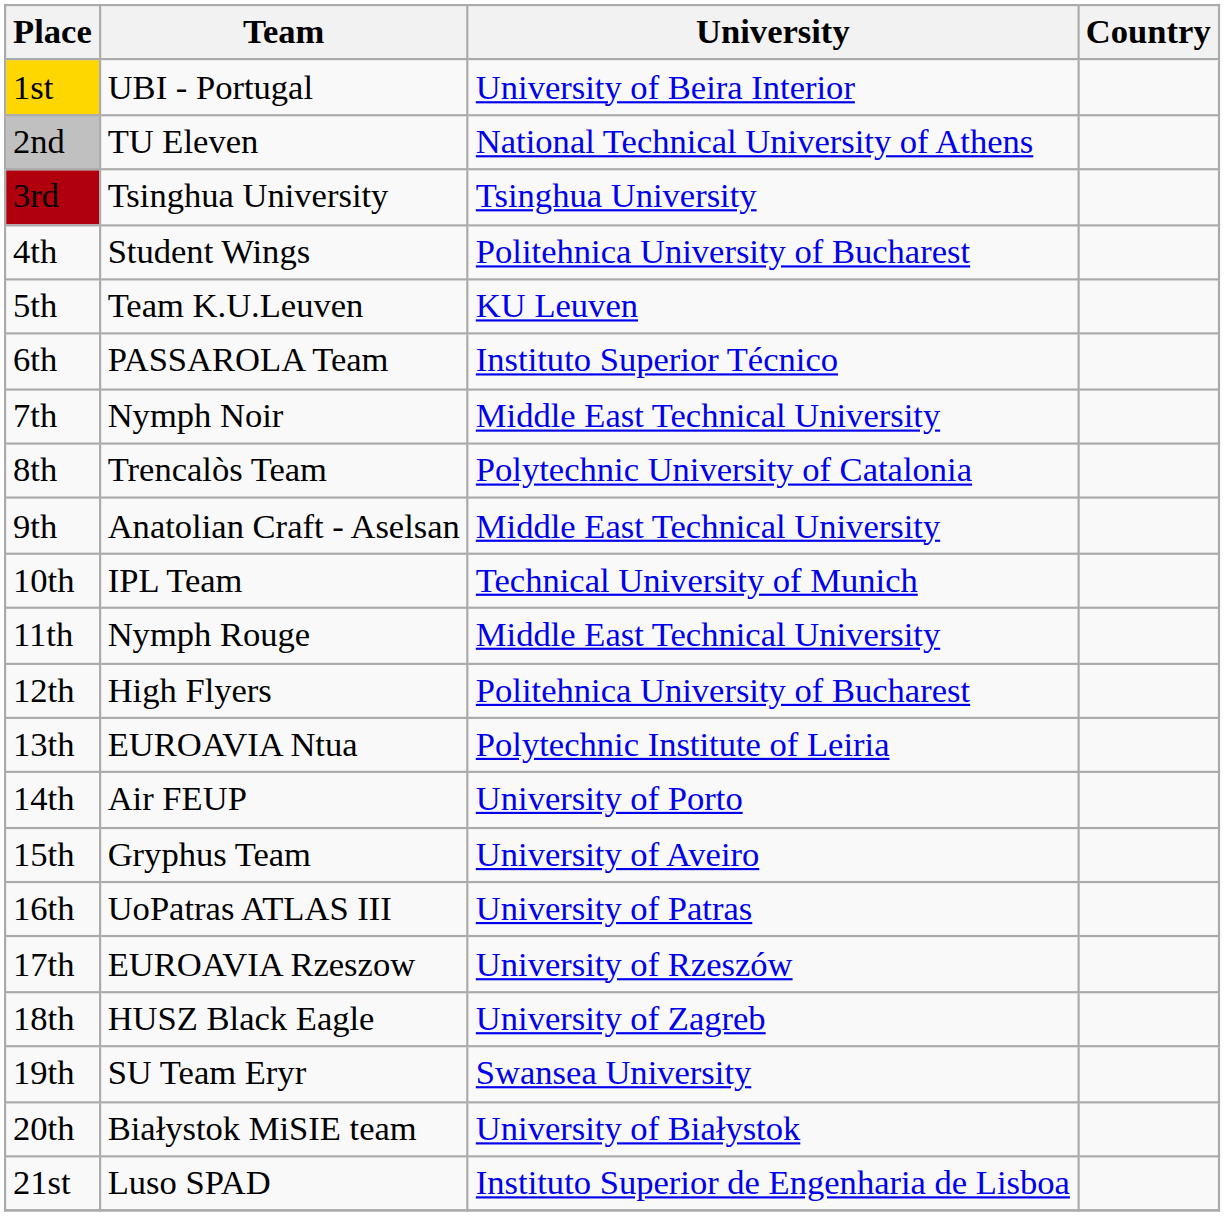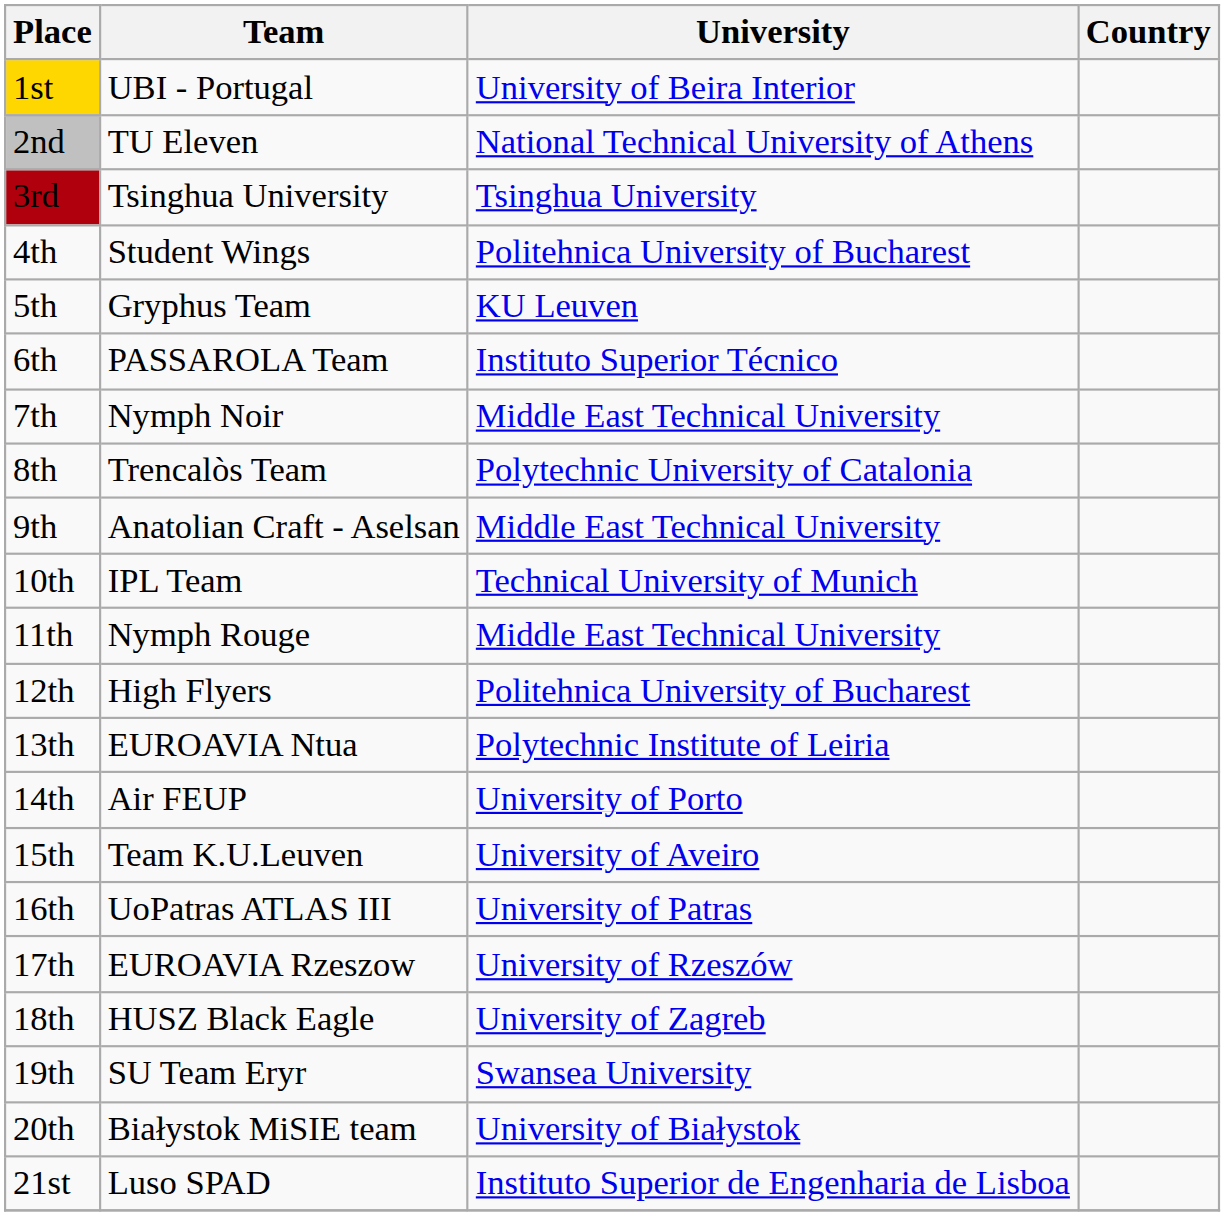(236, 305) Team K.U.Leuven -> (209, 305) Gryphus Team
(209, 854) Gryphus Team -> (236, 854) Team K.U.Leuven
